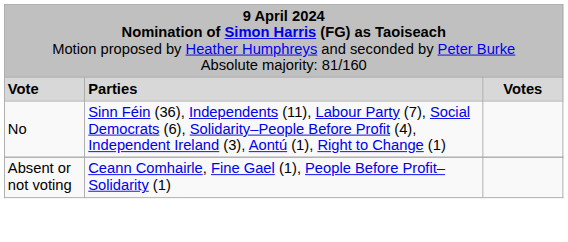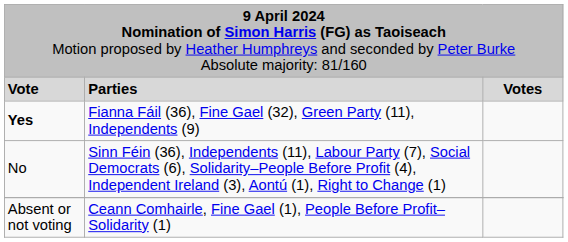+ row: (21, 120)
